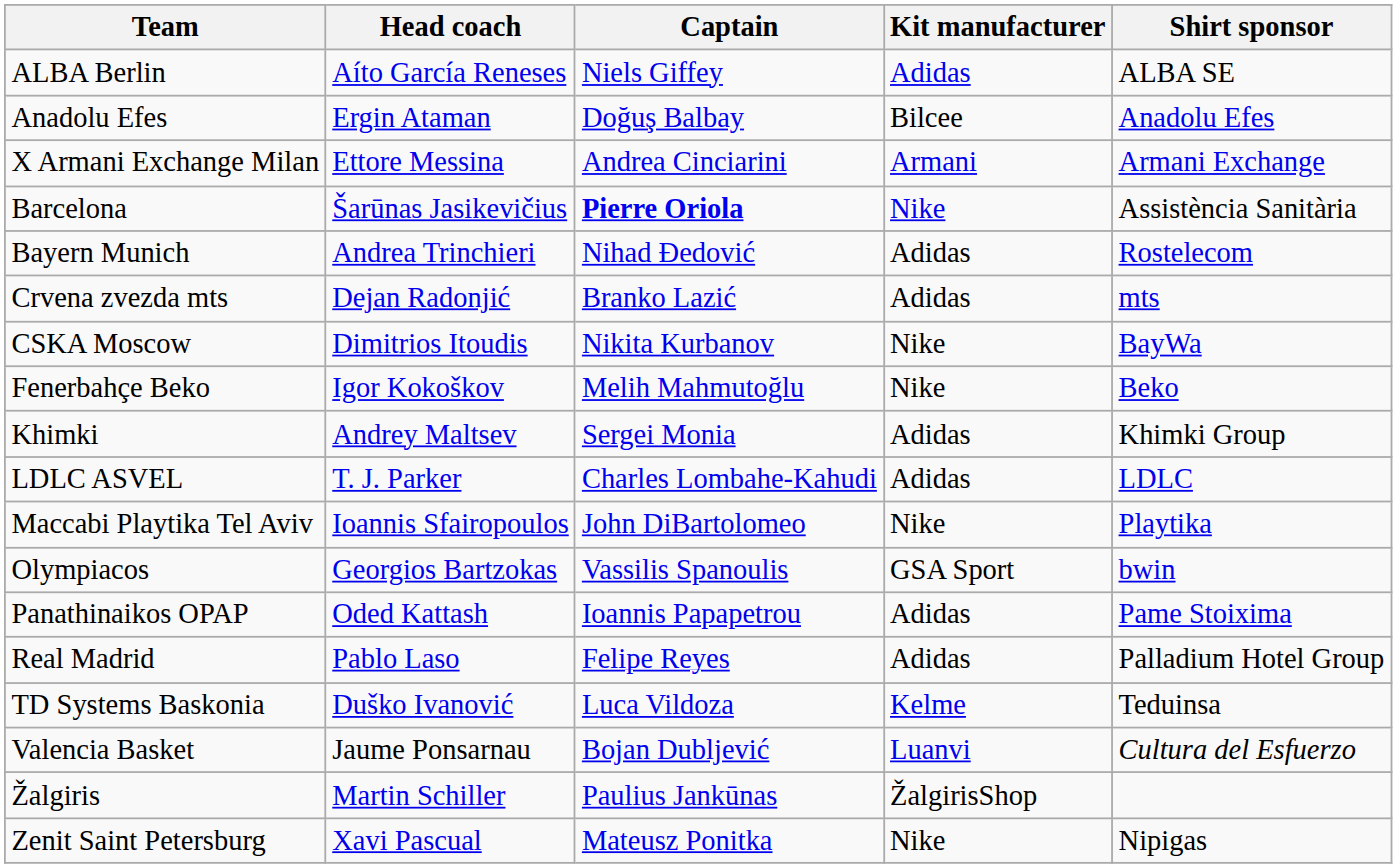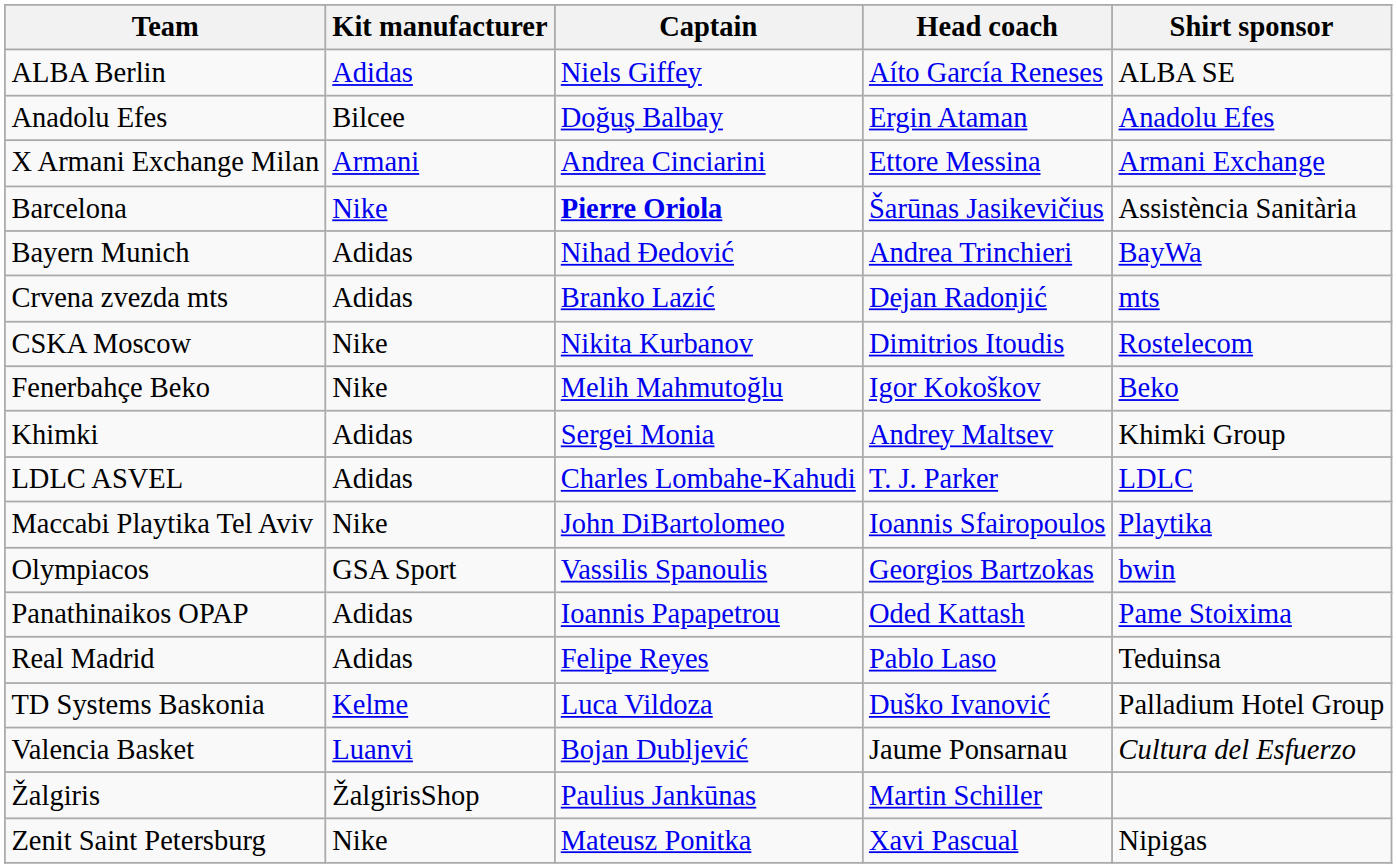columns swapped: (450, 27) <-> (998, 27)
(1186, 252) Rostelecom -> (1160, 252) BayWa
(1160, 343) BayWa -> (1186, 343) Rostelecom
(1251, 659) Palladium Hotel Group -> (1170, 659) Teduinsa
(1170, 704) Teduinsa -> (1251, 704) Palladium Hotel Group
